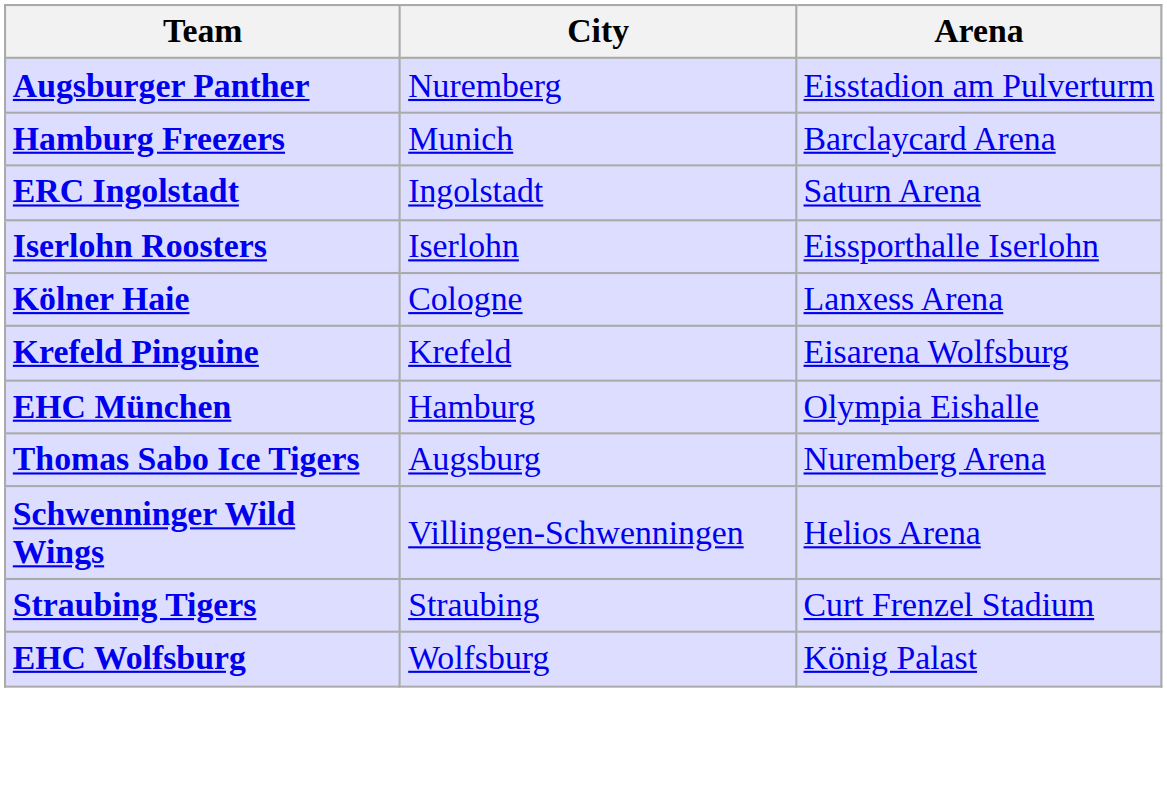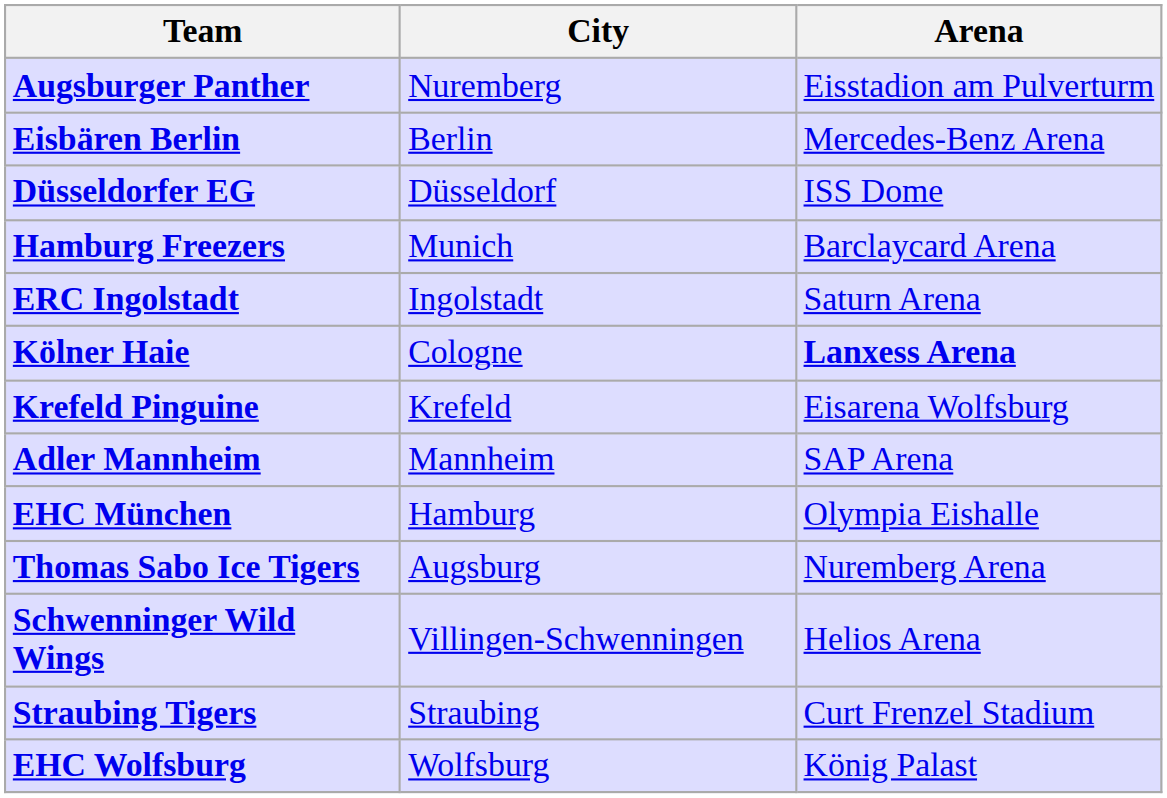+ row: (126, 138)
+ row: (134, 191)
- row: (140, 245)
(903, 298) normal -> (910, 352) bold
+ row: (137, 459)
